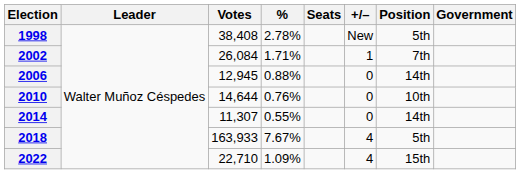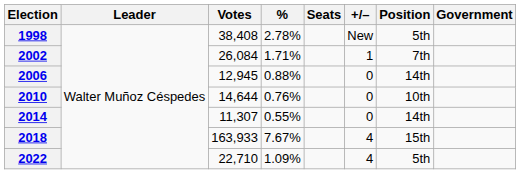(421, 138) 5th -> (418, 138) 15th
(418, 158) 15th -> (421, 158) 5th
